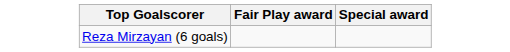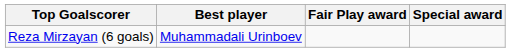+ column: (231, 15)
